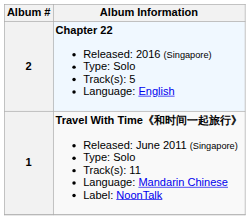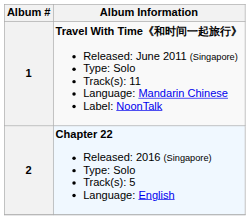rows swapped: (29, 163) <-> (29, 66)
